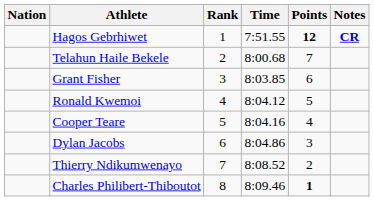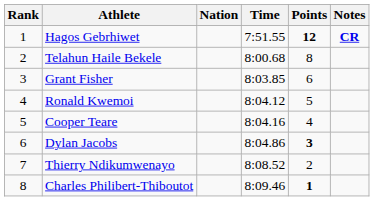columns swapped: (223, 15) <-> (27, 15)
(309, 57) 7 -> (309, 57) 8
(309, 143) normal -> (309, 143) bold
